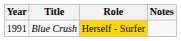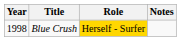(17, 28) 1991 -> (17, 28) 1998
